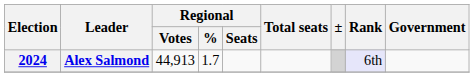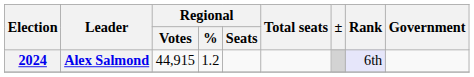(175, 60) 44,913 -> (175, 60) 44,915
(210, 60) 1.7 -> (210, 60) 1.2
